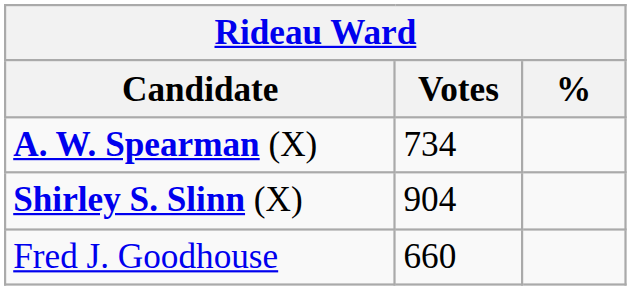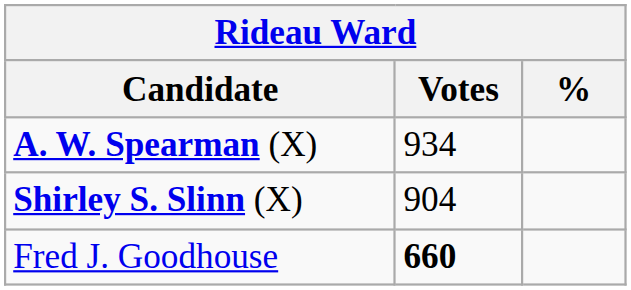(430, 144) 734 -> (430, 144) 934
(430, 255) normal -> (430, 255) bold
